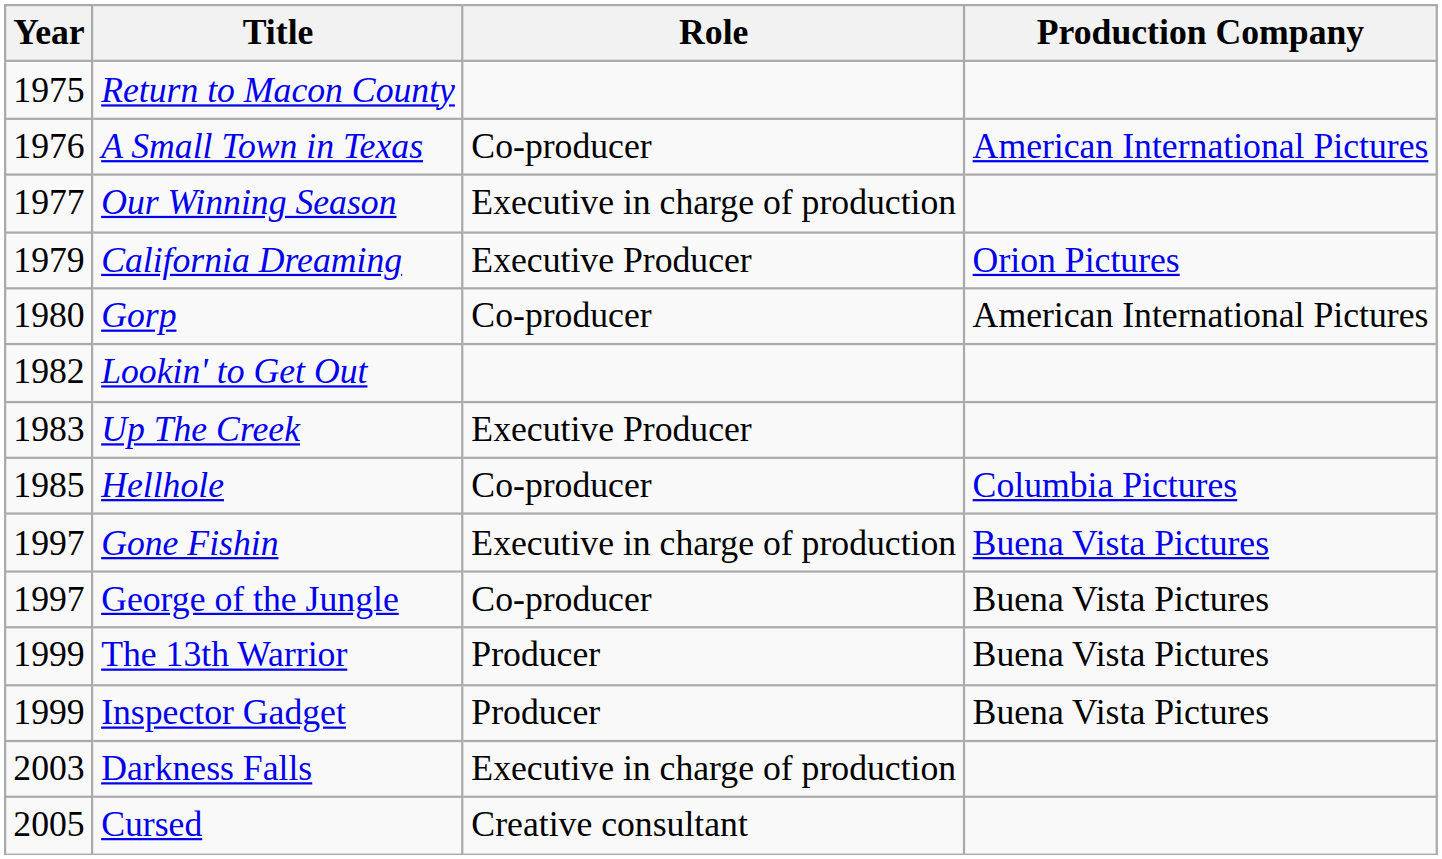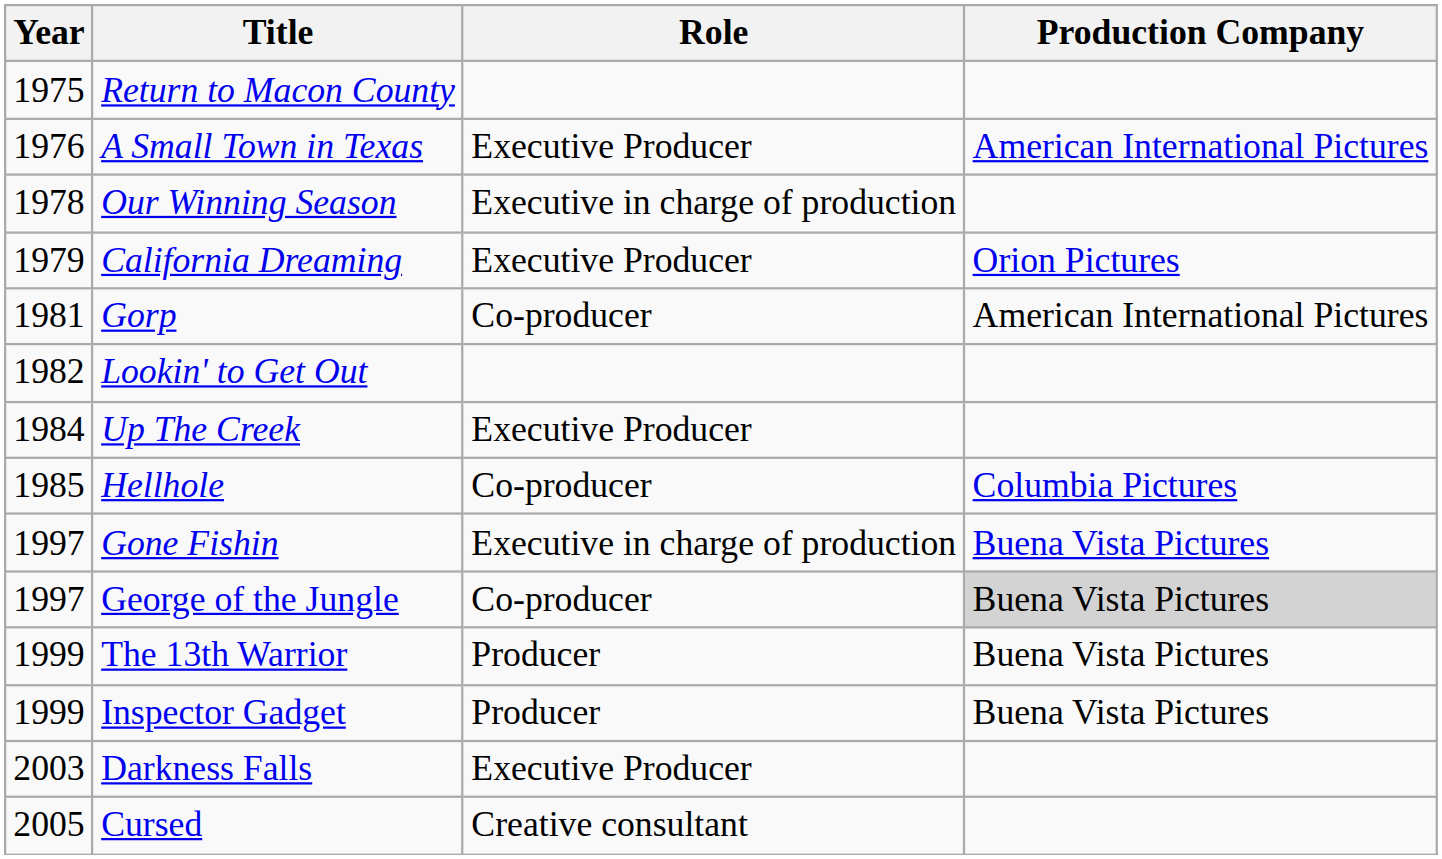(562, 145) Co-producer -> (612, 145) Executive Producer
(49, 202) 1977 -> (49, 202) 1978
(49, 315) 1980 -> (49, 315) 1981
(49, 428) 1983 -> (49, 428) 1984
(1121, 598) no background -> (1121, 598) lightgrey background
(714, 768) Executive in charge of production -> (612, 768) Executive Producer
